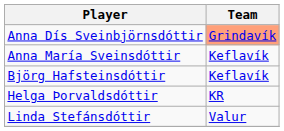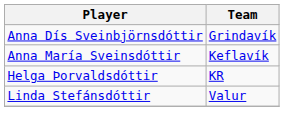(243, 35) lightsalmon background -> (243, 35) no background
- row: (86, 76)
